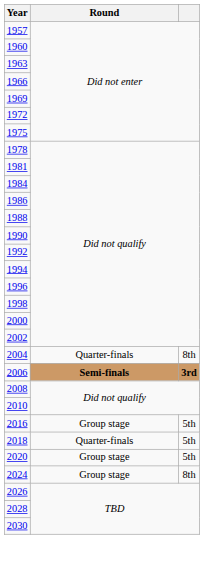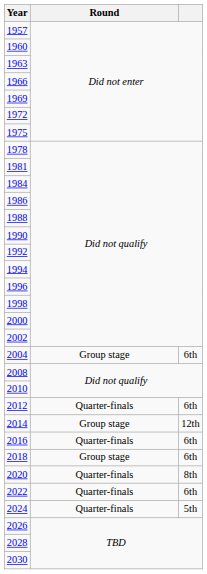(104, 355) Quarter-finals -> (104, 355) Group stage
(189, 355) 8th -> (190, 355) 6th
- row: (17, 372)
+ row: (17, 406)
+ row: (17, 423)
(104, 423) Group stage -> (104, 440) Quarter-finals
(189, 423) 5th -> (190, 440) 6th
(104, 440) Quarter-finals -> (104, 458) Group stage
(189, 440) 5th -> (190, 458) 6th
(104, 458) Group stage -> (104, 475) Quarter-finals
(189, 458) 5th -> (190, 475) 8th
+ row: (17, 492)
(104, 475) Group stage -> (104, 509) Quarter-finals
(189, 475) 8th -> (190, 509) 5th
